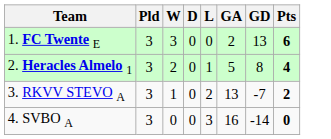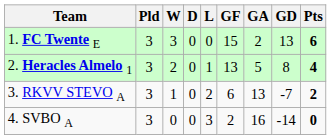+ column: (231, 16)
